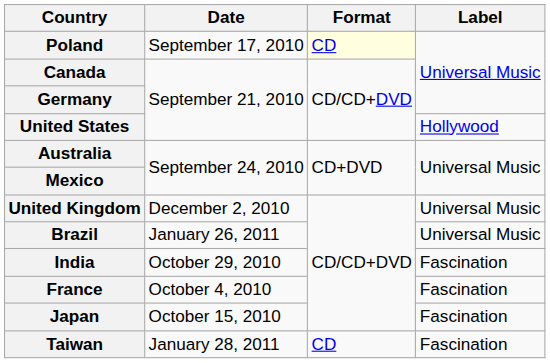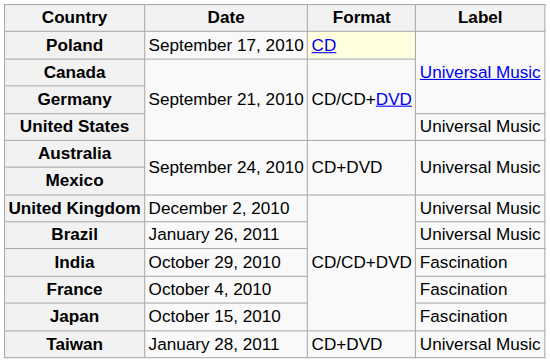(459, 126) Hollywood -> (480, 126) Universal Music
(324, 343) CD -> (347, 343) CD+DVD
(464, 343) Fascination -> (480, 343) Universal Music
